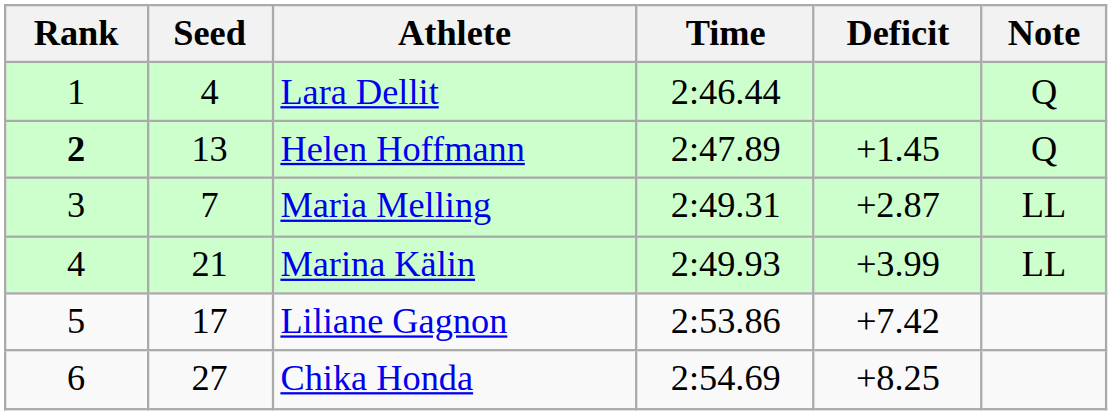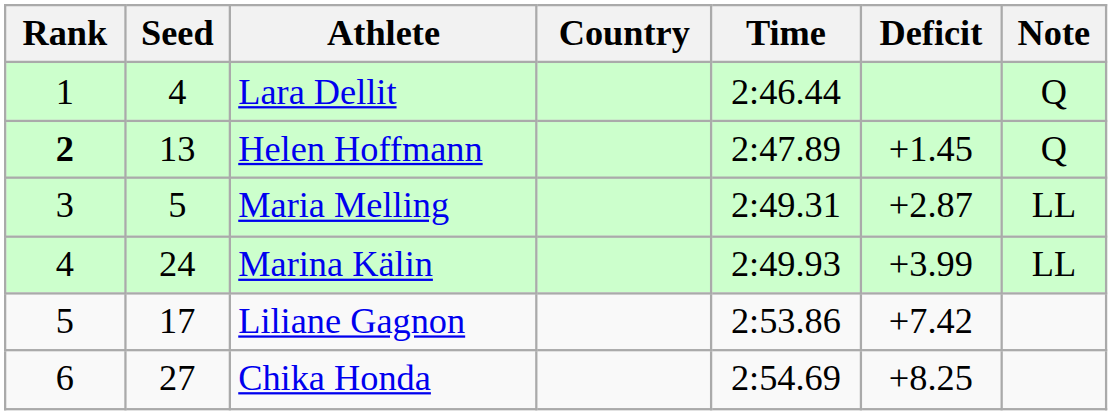+ column: (624, 33)
(210, 206) 7 -> (177, 206) 5
(210, 263) 21 -> (177, 263) 24
